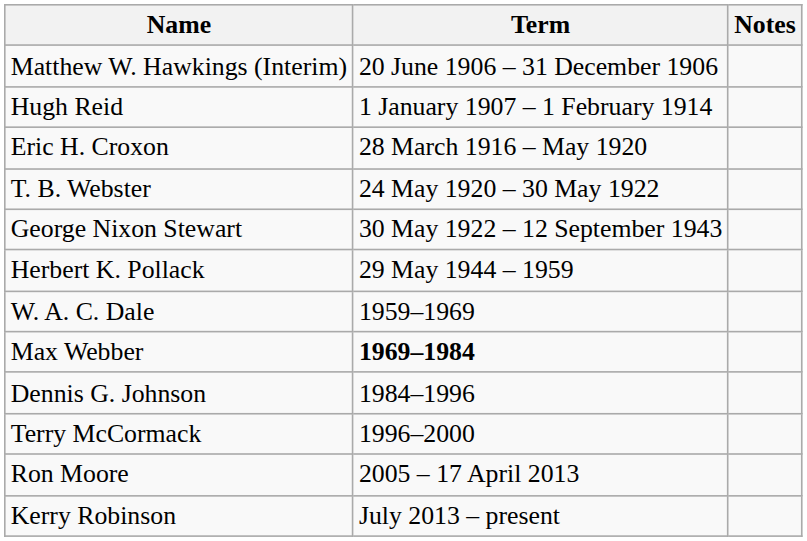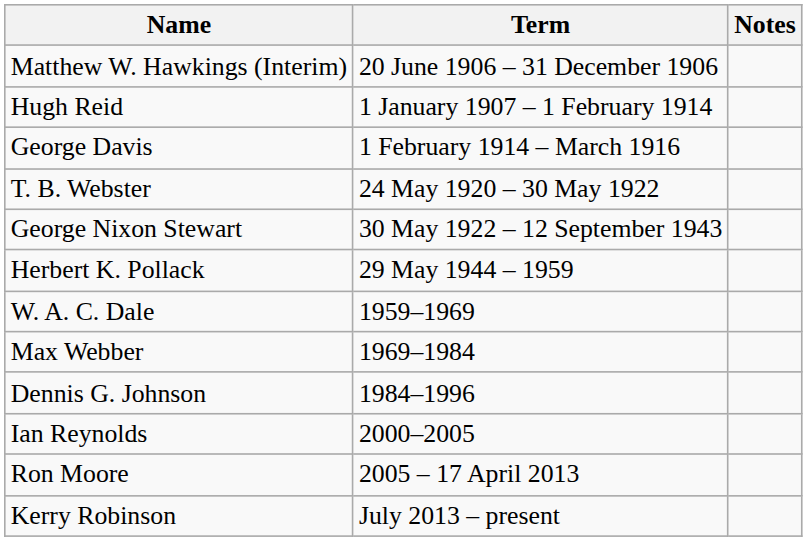+ row: (82, 147)
- row: (90, 147)
(417, 351) bold -> (417, 351) normal
- row: (106, 433)
+ row: (79, 433)
